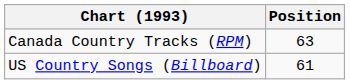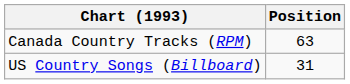(305, 66) 61 -> (305, 66) 31
